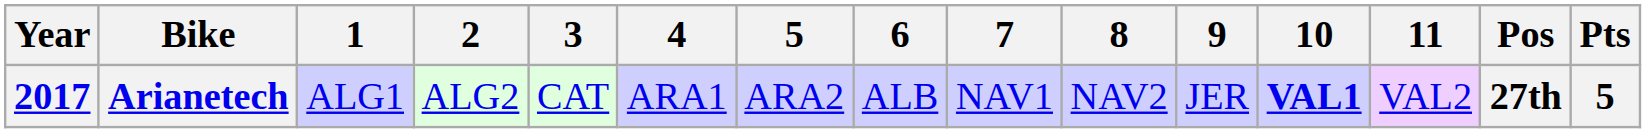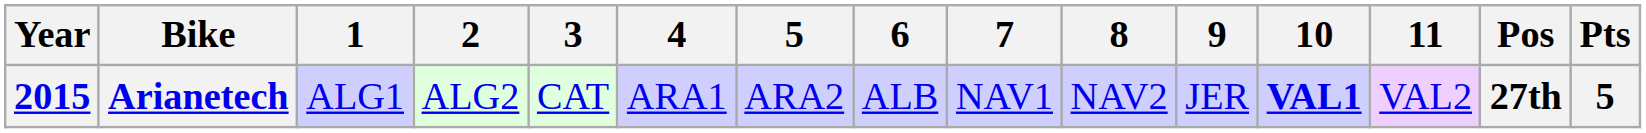(52, 95) 2017 -> (52, 95) 2015
